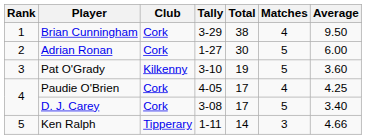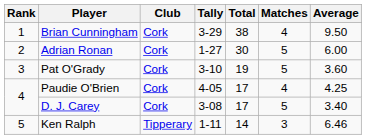(165, 69) Kilkenny -> (155, 69) Cork
(336, 124) 4.66 -> (336, 124) 6.46
